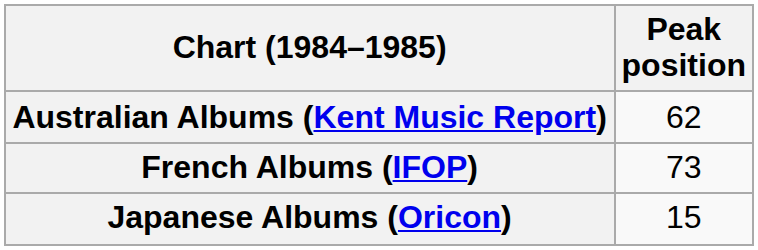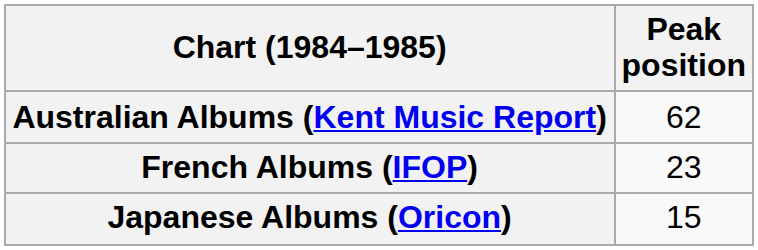(684, 167) 73 -> (684, 167) 23
